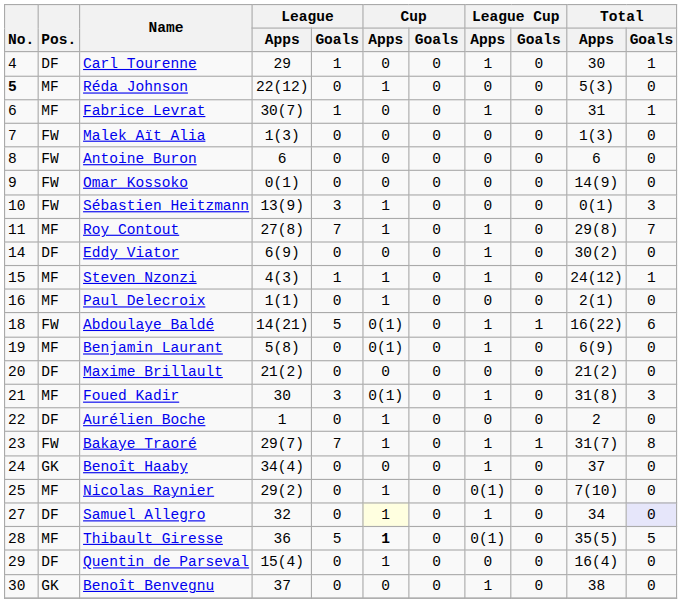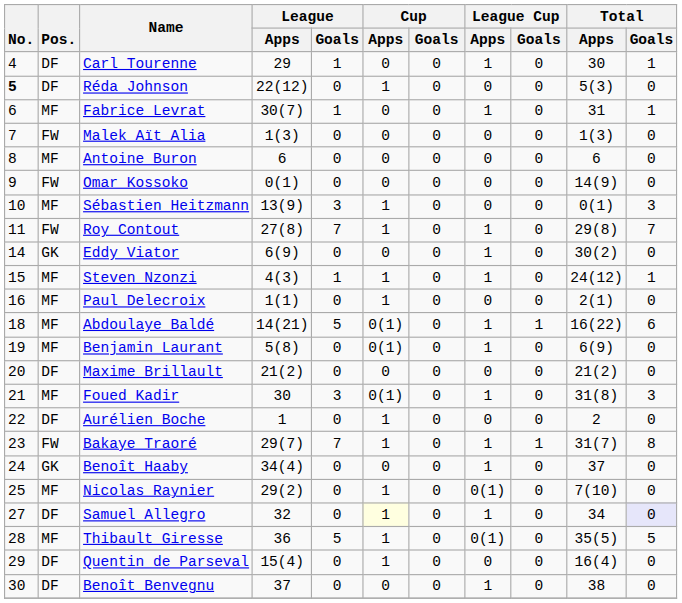(50, 88) MF -> (50, 88) DF
(50, 159) FW -> (50, 159) MF
(50, 206) FW -> (50, 206) MF
(50, 230) MF -> (50, 230) FW
(50, 254) DF -> (50, 254) GK
(50, 325) FW -> (50, 325) MF
(386, 538) bold -> (386, 538) normal
(50, 586) GK -> (50, 586) DF
